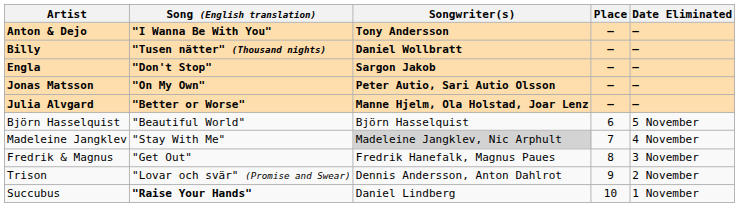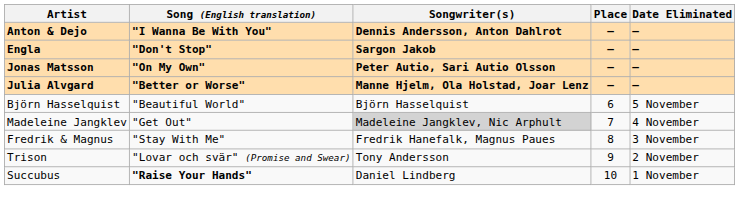(402, 31) Tony Andersson -> (459, 31) Dennis Andersson, Anton Dahlrot
- row: (24, 49)
(179, 139) "Stay With Me" -> (162, 121) "Get Out"
(162, 158) "Get Out" -> (179, 139) "Stay With Me"
(459, 176) Dennis Andersson, Anton Dahlrot -> (402, 158) Tony Andersson
